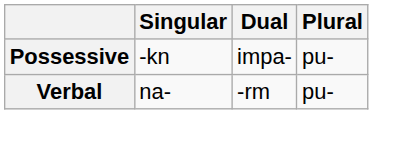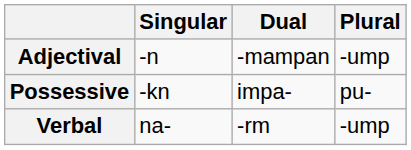+ row: (69, 56)
(318, 91) pu- -> (365, 126) -ump
